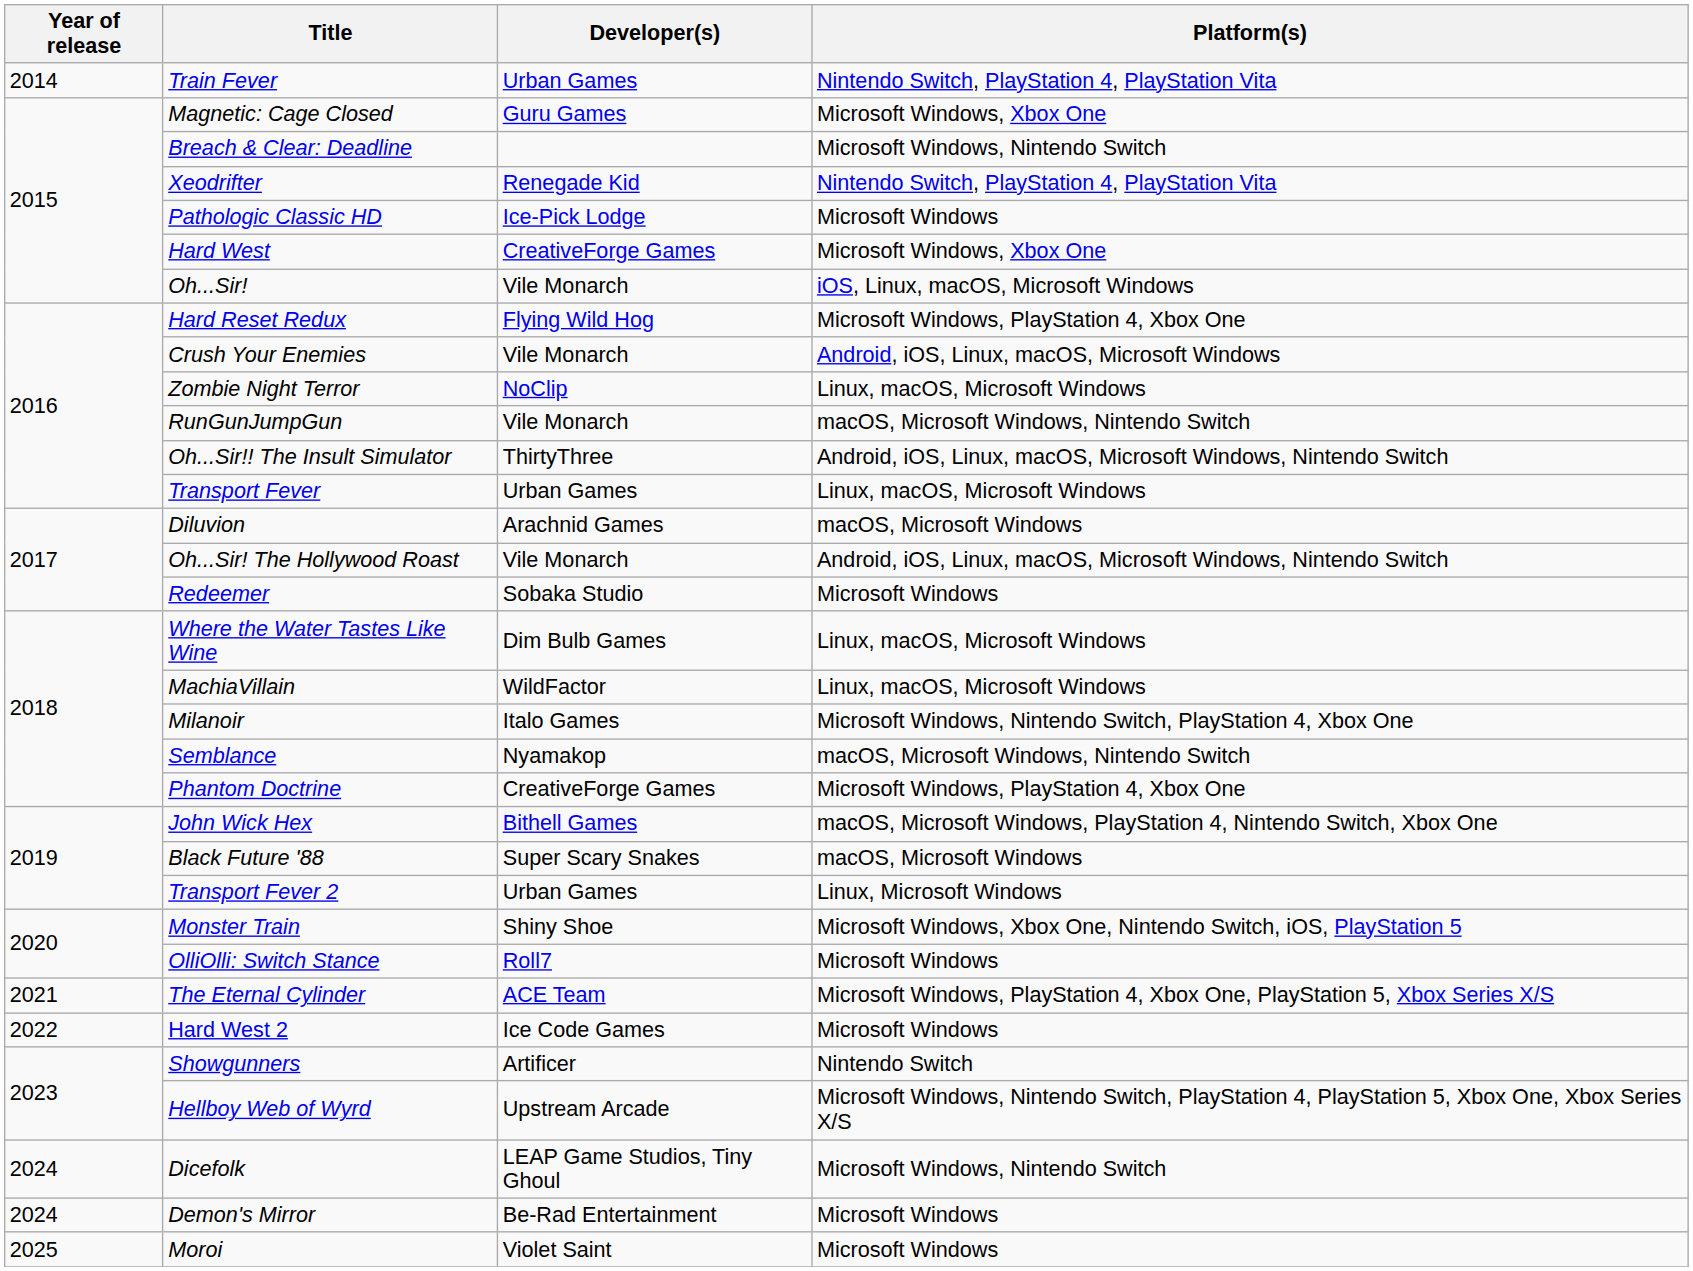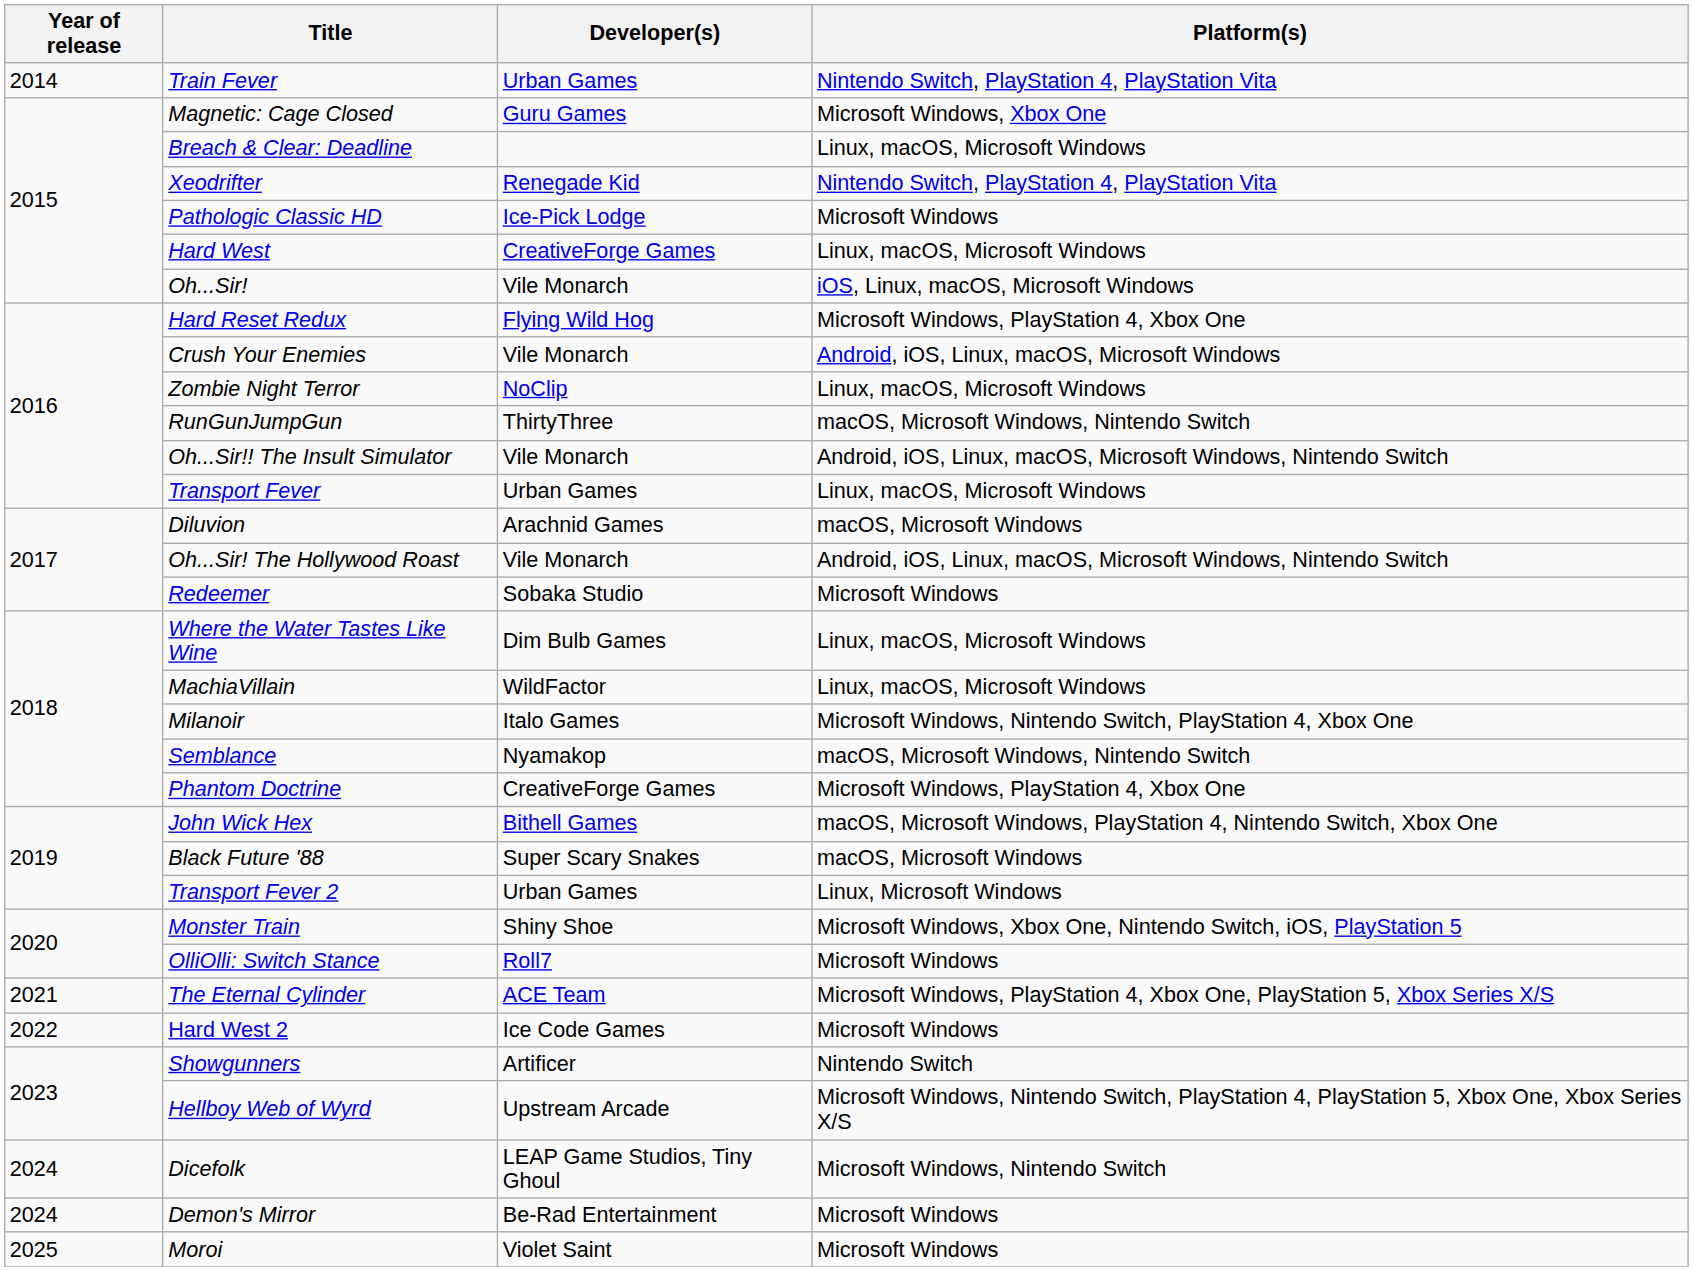(992, 148) Microsoft Windows, Nintendo Switch -> (981, 148) Linux, macOS, Microsoft Windows
(962, 251) Microsoft Windows, Xbox One -> (981, 251) Linux, macOS, Microsoft Windows
(566, 422) Vile Monarch -> (558, 422) ThirtyThree
(558, 457) ThirtyThree -> (566, 457) Vile Monarch
